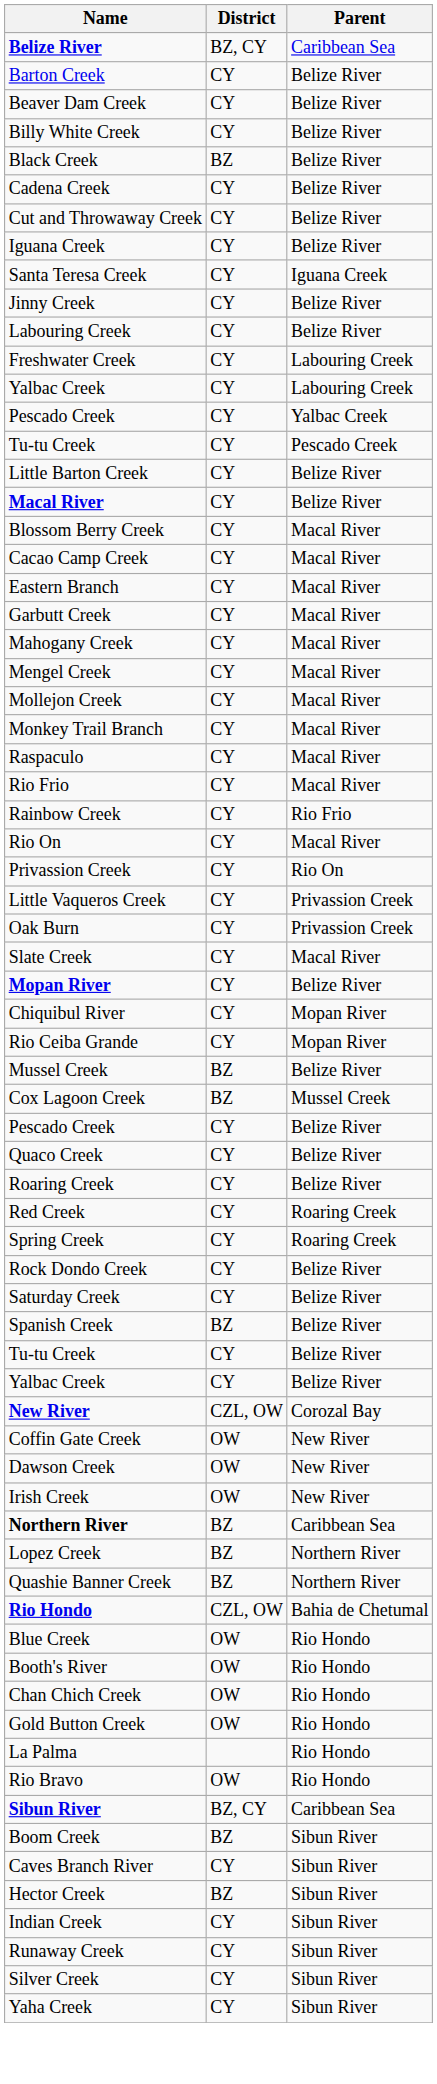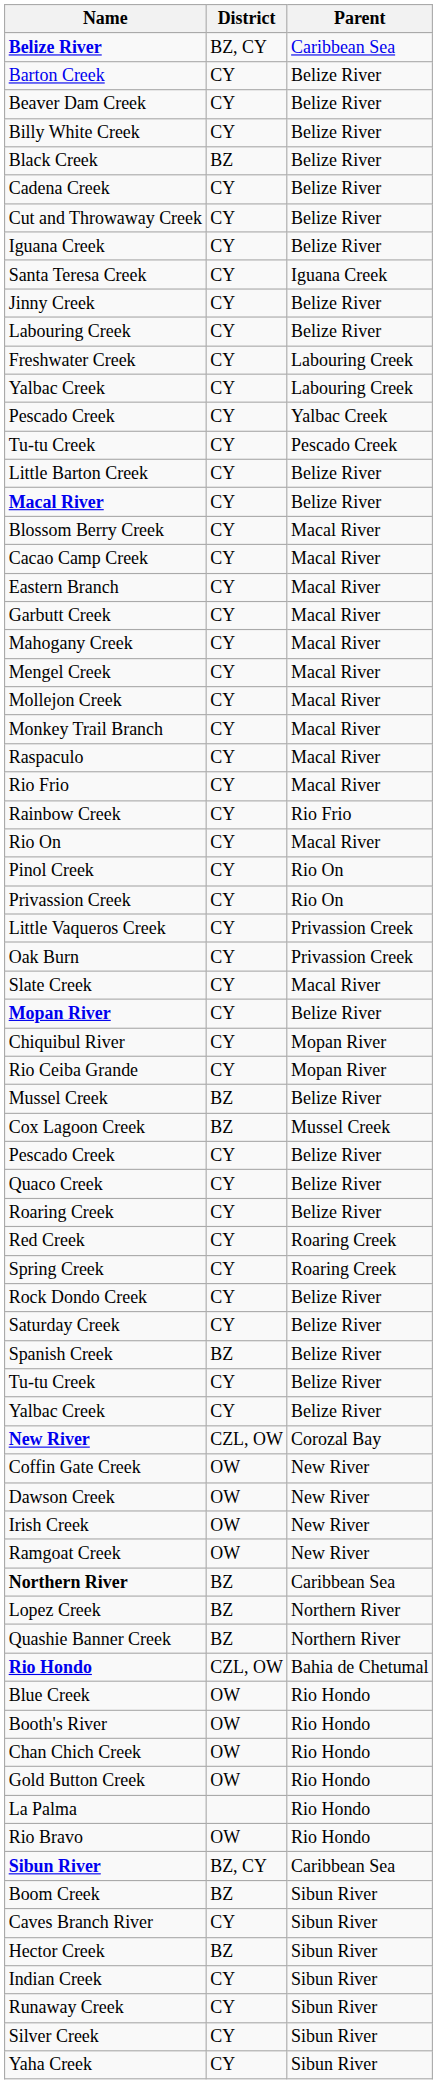+ row: (51, 871)
+ row: (65, 1553)
